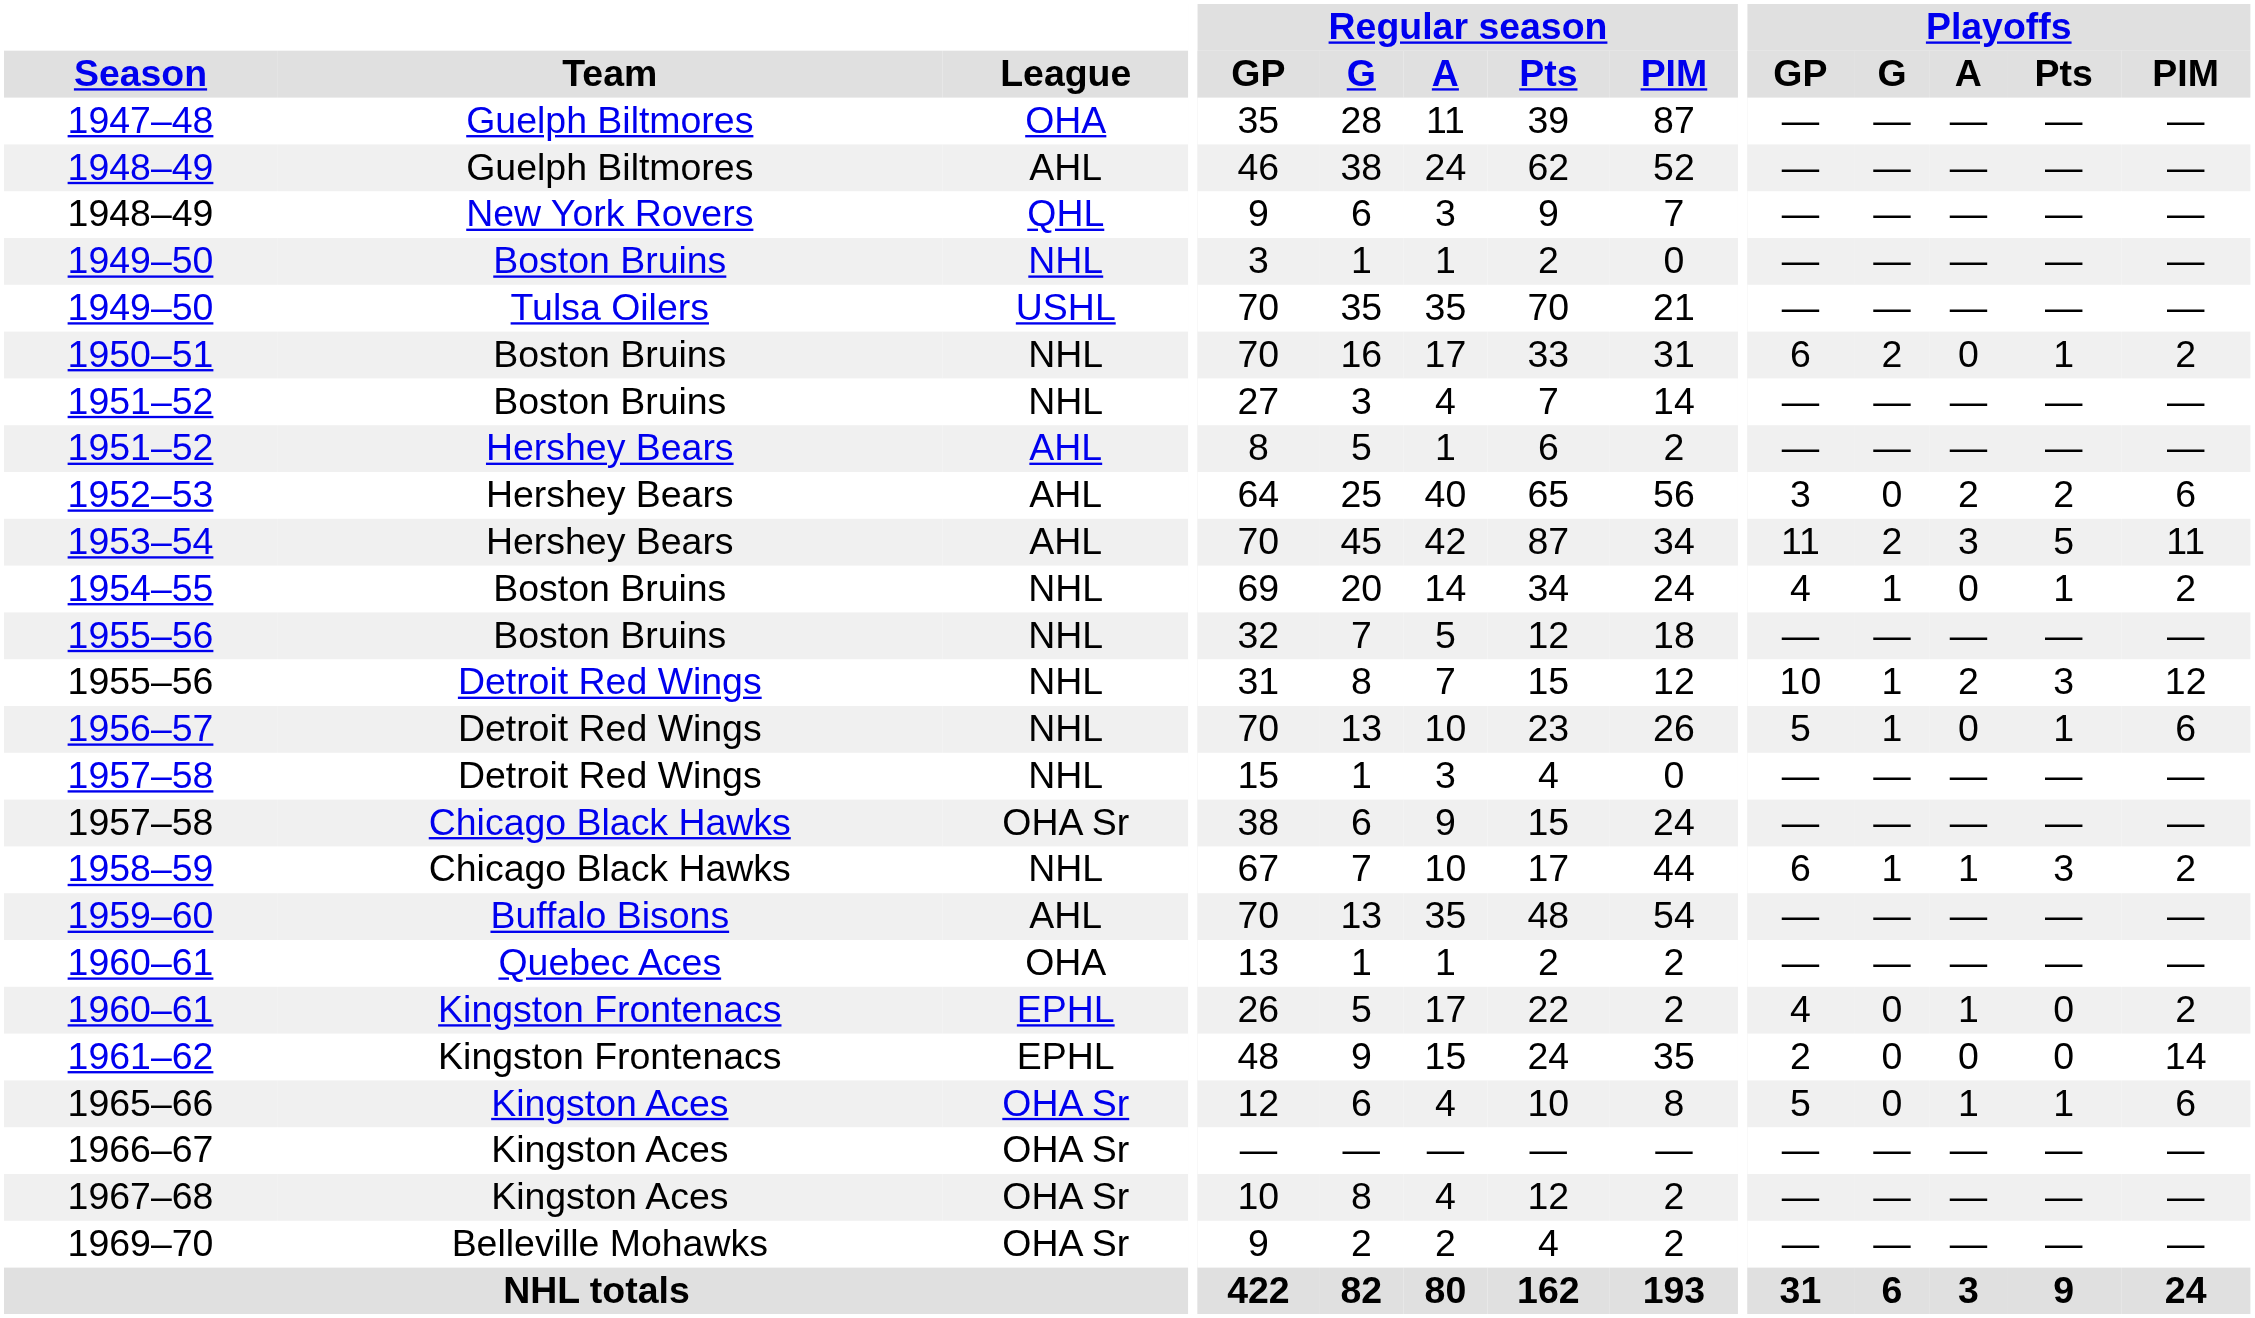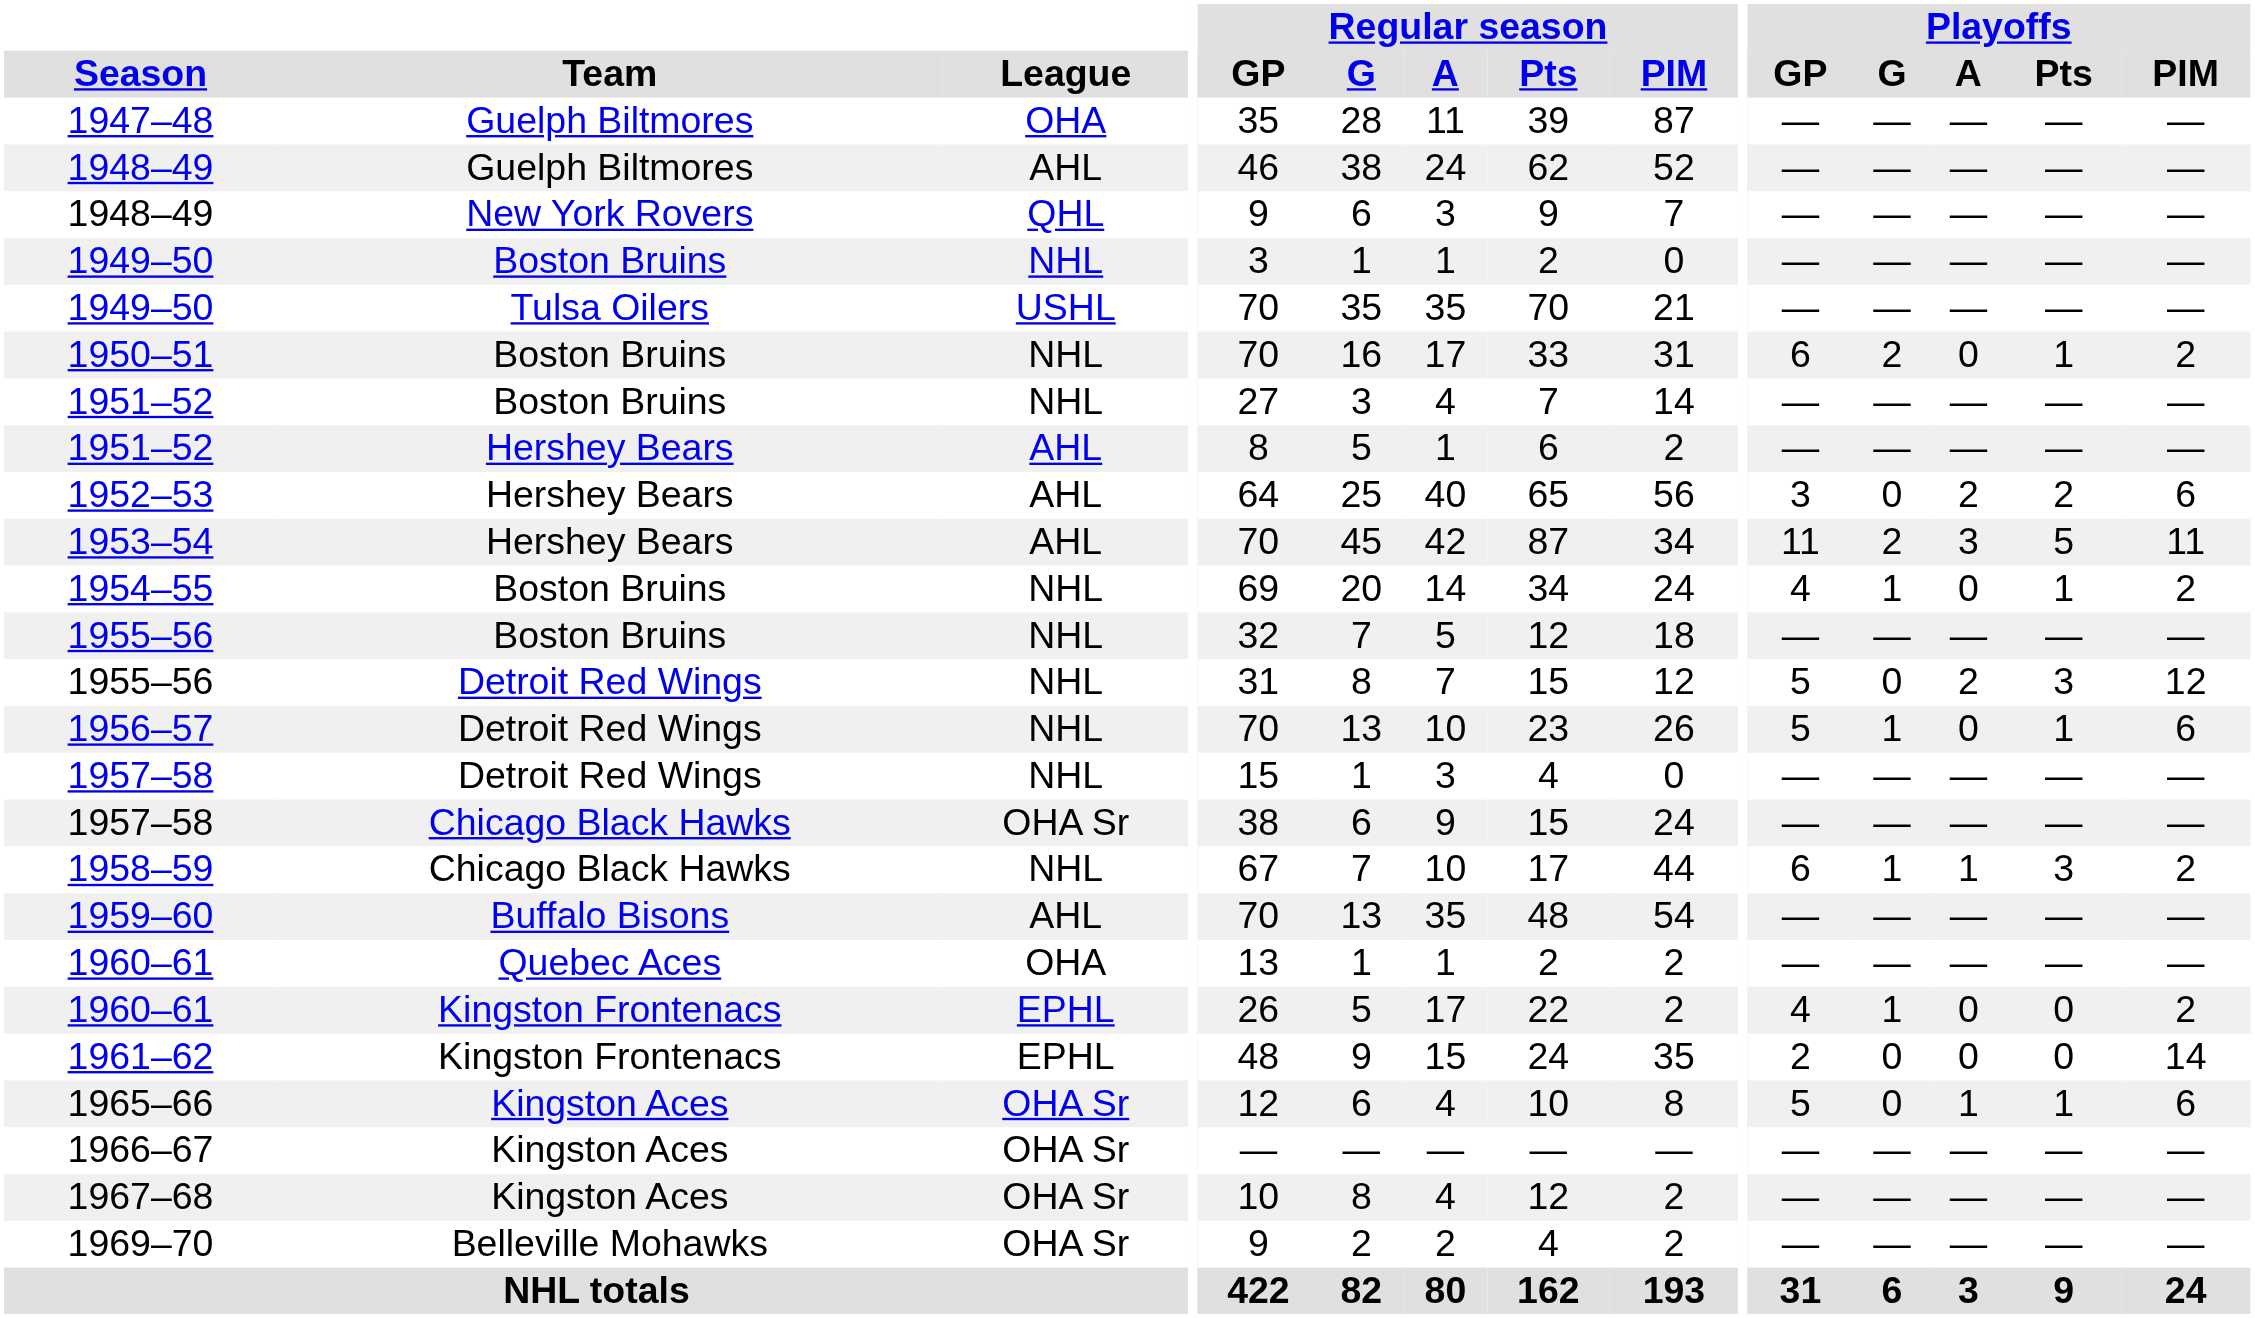(1800, 681) 10 -> (1800, 681) 5
(1892, 681) 1 -> (1892, 681) 0
(1892, 1009) 0 -> (1892, 1009) 1
(1968, 1009) 1 -> (1968, 1009) 0
